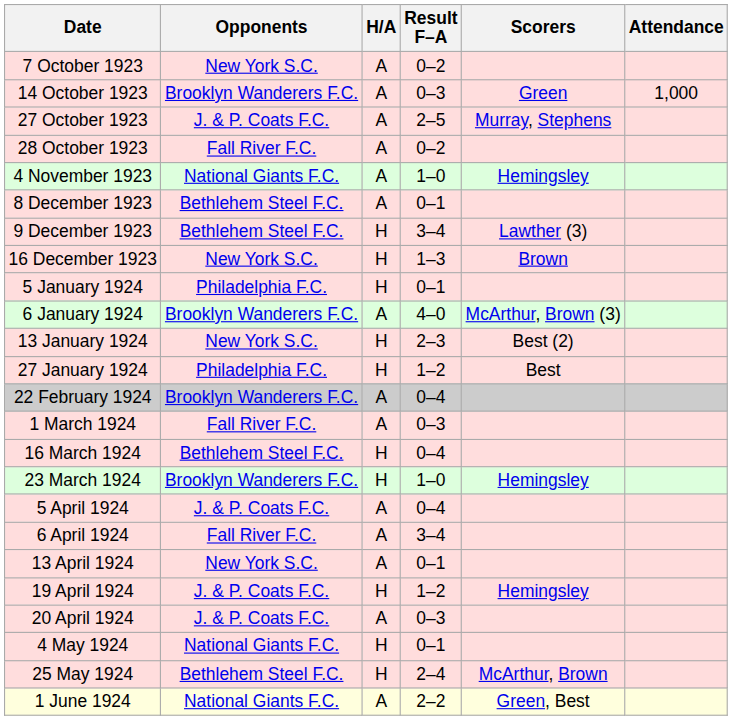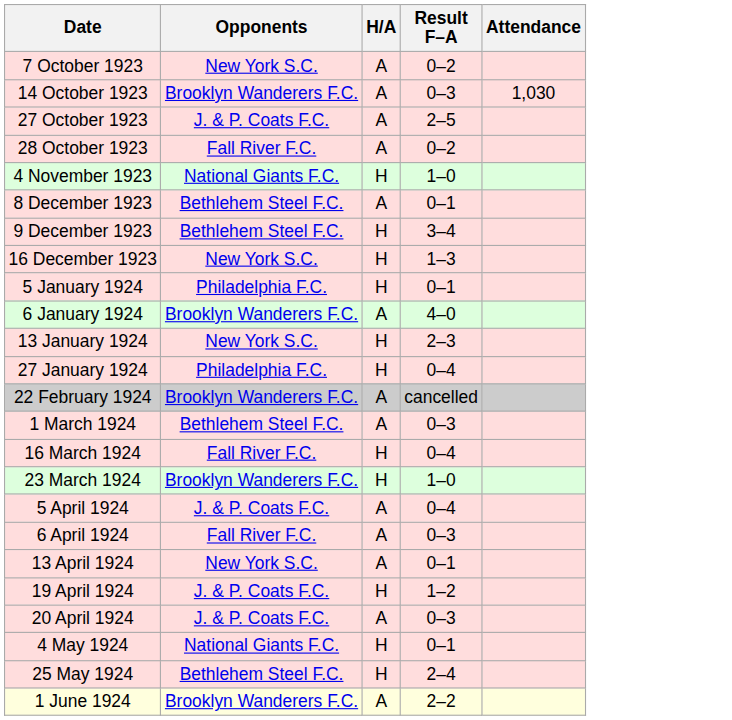- column: (543, 28)
(676, 93) 1,000 -> (533, 93) 1,030
(381, 176) A -> (381, 176) H
(431, 369) 1–2 -> (441, 369) 0–4
(431, 397) 0–4 -> (441, 397) cancelled
(262, 425) Fall River F.C. -> (262, 425) Bethlehem Steel F.C.
(262, 452) Bethlehem Steel F.C. -> (262, 452) Fall River F.C.
(431, 535) 3–4 -> (441, 535) 0–3
(262, 701) National Giants F.C. -> (262, 701) Brooklyn Wanderers F.C.
